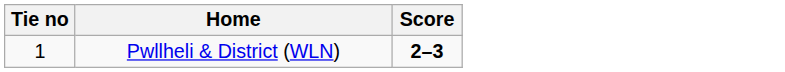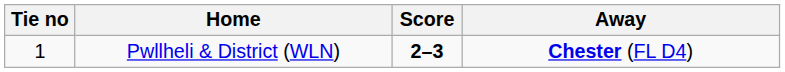+ column: (621, 20)
